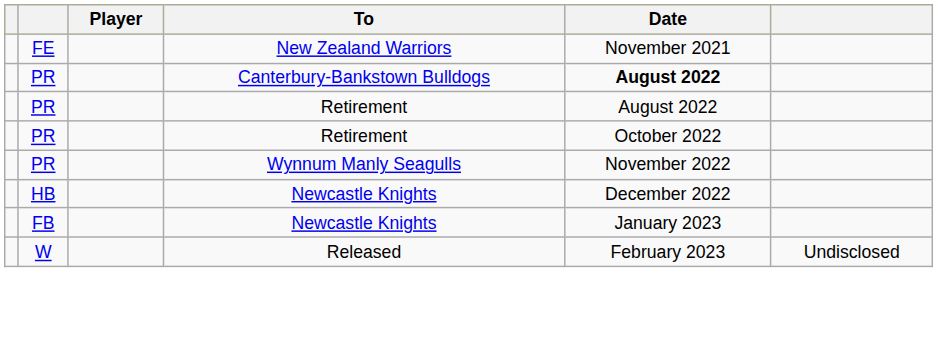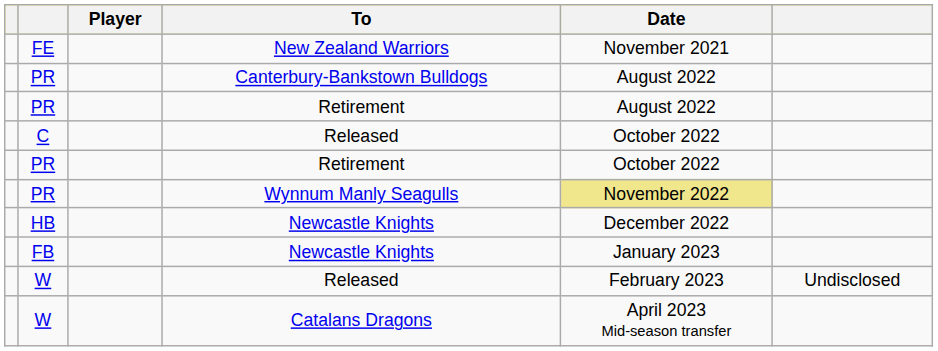(668, 77) bold -> (666, 77) normal
+ row: (43, 136)
(668, 165) no background -> (666, 194) khaki background
+ row: (43, 320)
